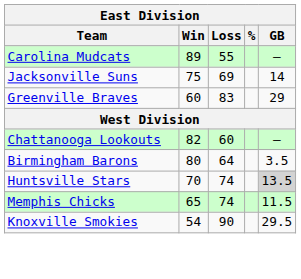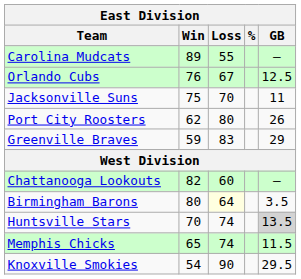+ row: (54, 77)
(226, 77) 69 -> (226, 98) 70
(277, 77) 14 -> (277, 98) 11
+ row: (77, 119)
(193, 98) 60 -> (193, 139) 59
(226, 160) no background -> (226, 202) lightyellow background
